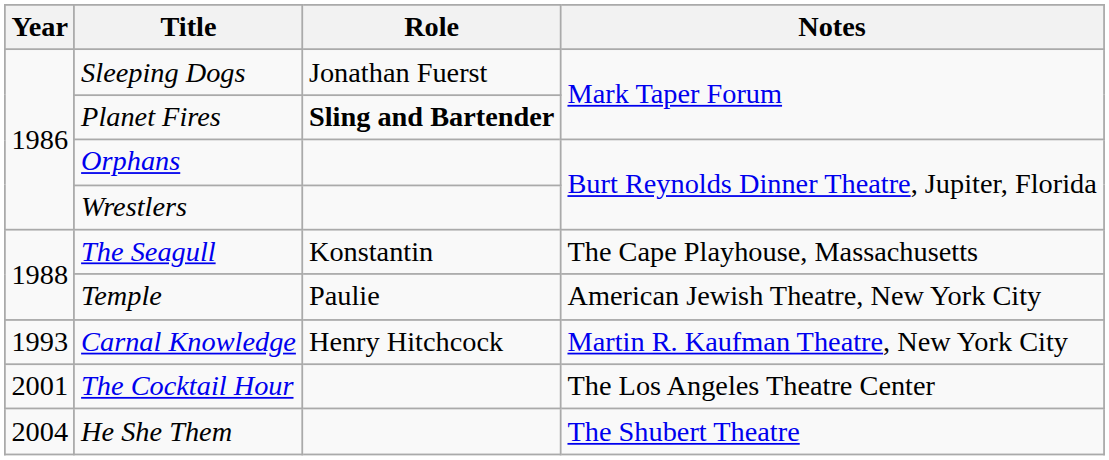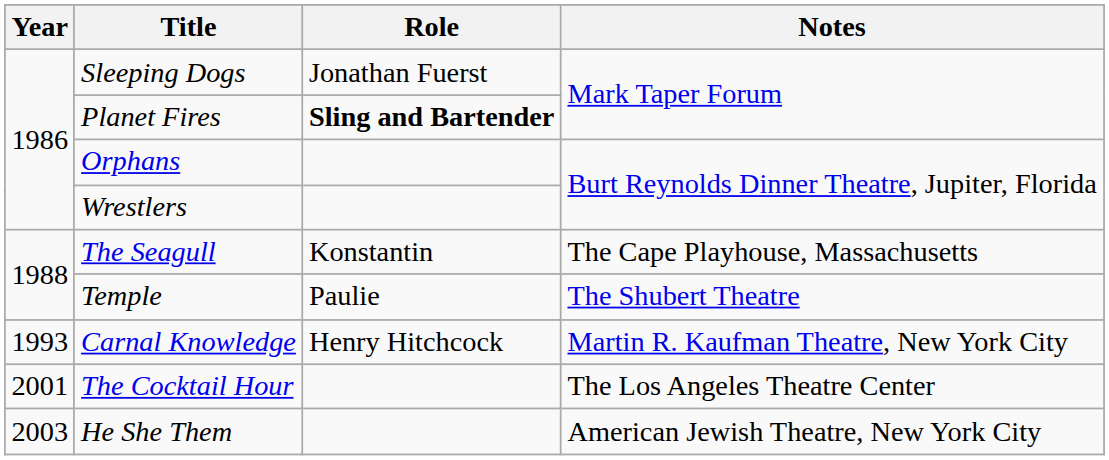(804, 296) American Jewish Theatre, New York City -> (684, 296) The Shubert Theatre
(40, 431) 2004 -> (40, 431) 2003
(684, 431) The Shubert Theatre -> (804, 431) American Jewish Theatre, New York City
